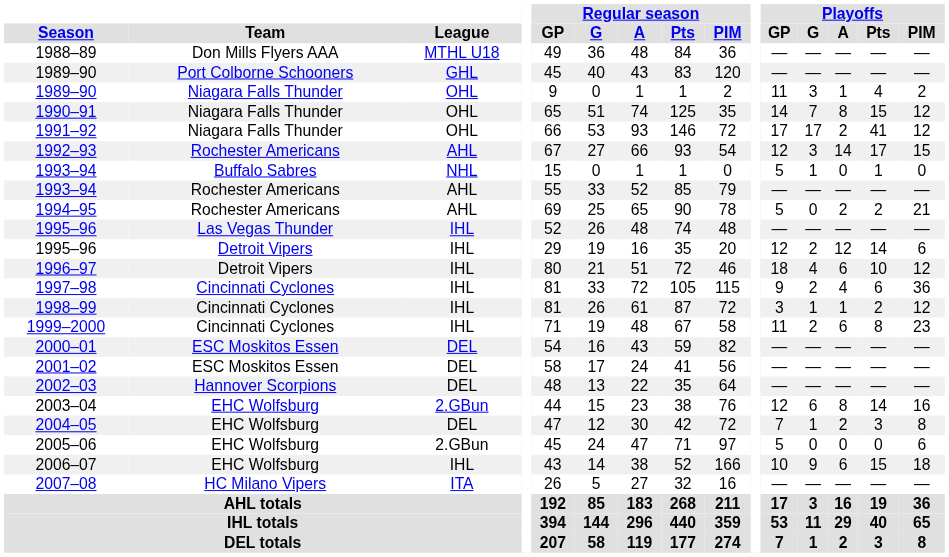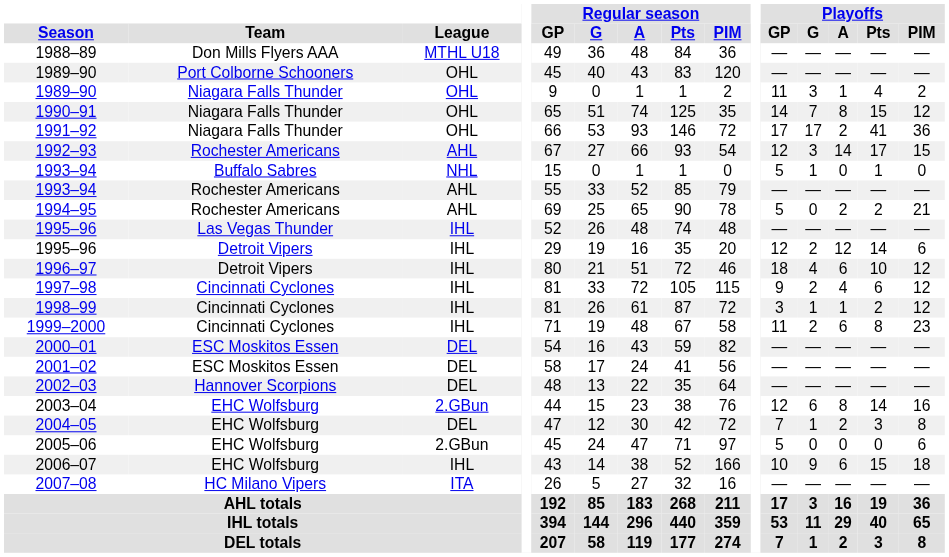(462, 72) GHL -> (462, 72) OHL
(922, 131) 12 -> (922, 131) 36
(922, 288) 36 -> (922, 288) 12
